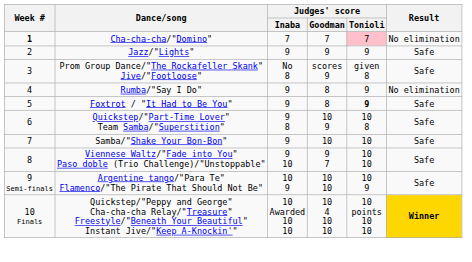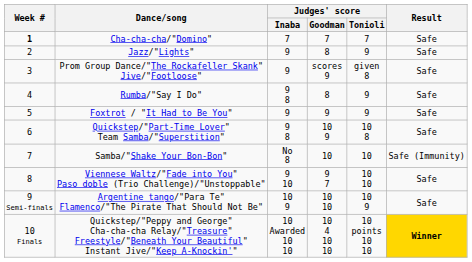(367, 39) pink background -> (367, 39) no background
(424, 39) No elimination -> (427, 39) Safe
(327, 53) 9 -> (327, 53) 8
(287, 71) No 8 -> (287, 71) 9
(287, 90) 9 -> (287, 95) 9 8
(424, 90) No elimination -> (427, 95) Safe
(327, 104) 8 -> (327, 113) 9
(367, 104) bold -> (367, 113) normal
(287, 141) 9 -> (287, 156) No 8
(424, 141) Safe -> (427, 156) Safe (Immunity)
